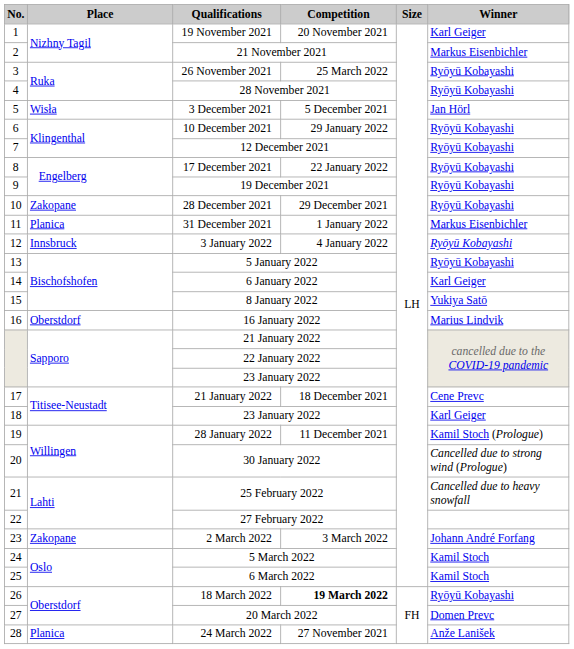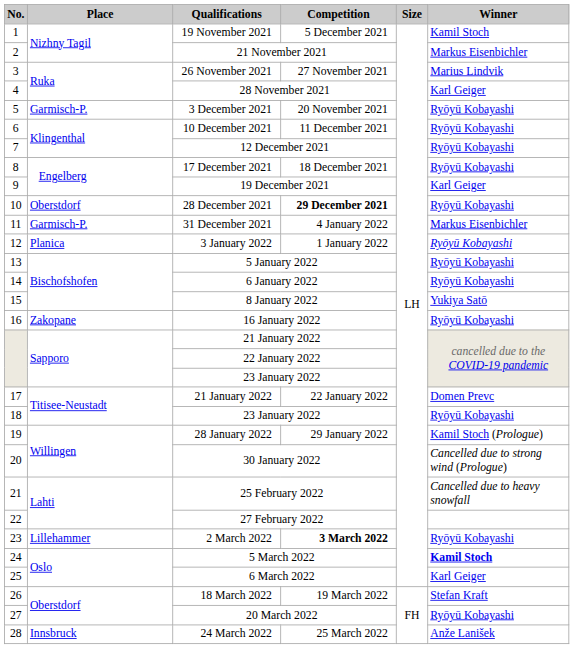(346, 32) 20 November 2021 -> (349, 32) 5 December 2021
(458, 32) Karl Geiger -> (460, 32) Kamil Stoch
(355, 71) 25 March 2022 -> (346, 71) 27 November 2021
(472, 71) Ryōyū Kobayashi -> (467, 71) Marius Lindvik
(472, 90) Ryōyū Kobayashi -> (458, 90) Karl Geiger
(43, 109) Wisła -> (59, 109) Garmisch-P.
(349, 109) 5 December 2021 -> (346, 109) 20 November 2021
(450, 109) Jan Hörl -> (472, 109) Ryōyū Kobayashi
(352, 128) 29 January 2022 -> (347, 128) 11 December 2021
(352, 166) 22 January 2022 -> (346, 166) 18 December 2021
(472, 185) Ryōyū Kobayashi -> (458, 185) Karl Geiger
(53, 205) Zakopane -> (55, 205) Oberstdorf
(346, 205) normal -> (345, 205) bold
(47, 224) Planica -> (59, 224) Garmisch-P.
(355, 224) 1 January 2022 -> (355, 224) 4 January 2022
(53, 243) Innsbruck -> (47, 243) Planica
(355, 243) 4 January 2022 -> (355, 243) 1 January 2022
(458, 281) Karl Geiger -> (472, 281) Ryōyū Kobayashi
(55, 319) Oberstdorf -> (53, 319) Zakopane
(467, 319) Marius Lindvik -> (472, 319) Ryōyū Kobayashi
(346, 396) 18 December 2021 -> (352, 396) 22 January 2022
(457, 396) Cene Prevc -> (462, 396) Domen Prevc
(458, 415) Karl Geiger -> (472, 415) Ryōyū Kobayashi
(347, 434) 11 December 2021 -> (352, 434) 29 January 2022
(53, 538) Zakopane -> (60, 538) Lillehammer
(358, 538) normal -> (356, 538) bold
(483, 538) Johann André Forfang -> (472, 538) Ryōyū Kobayashi
(460, 557) normal -> (461, 557) bold
(460, 576) Kamil Stoch -> (458, 576) Karl Geiger
(354, 595) bold -> (355, 595) normal
(472, 595) Ryōyū Kobayashi -> (459, 595) Stefan Kraft
(462, 614) Domen Prevc -> (472, 614) Ryōyū Kobayashi
(47, 633) Planica -> (53, 633) Innsbruck
(346, 633) 27 November 2021 -> (355, 633) 25 March 2022
